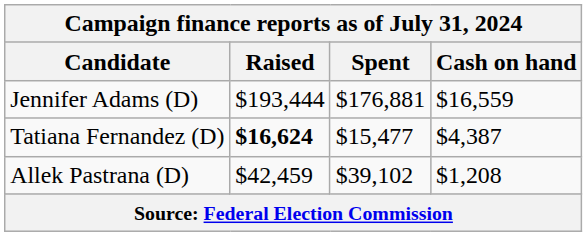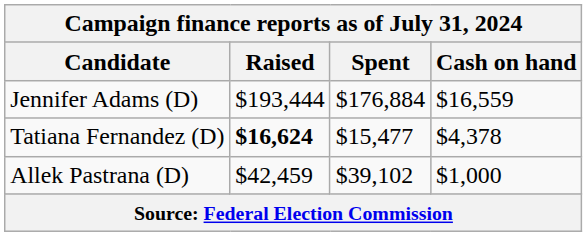(380, 99) $176,881 -> (380, 99) $176,884
(469, 136) $4,387 -> (469, 136) $4,378
(469, 174) $1,208 -> (469, 174) $1,000
